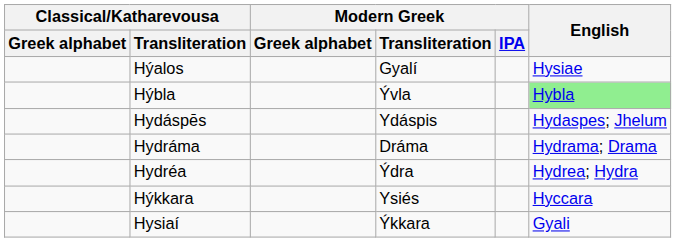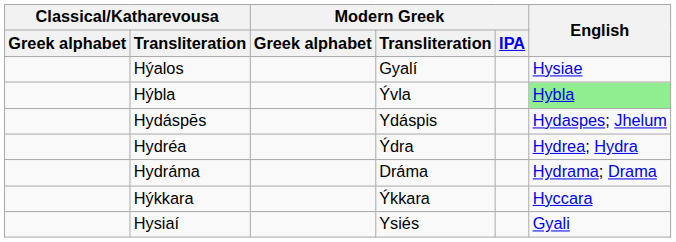rows swapped: (167, 146) <-> (160, 172)
(399, 198) Ysiés -> (405, 198) Ýkkara
(405, 224) Ýkkara -> (399, 224) Ysiés
